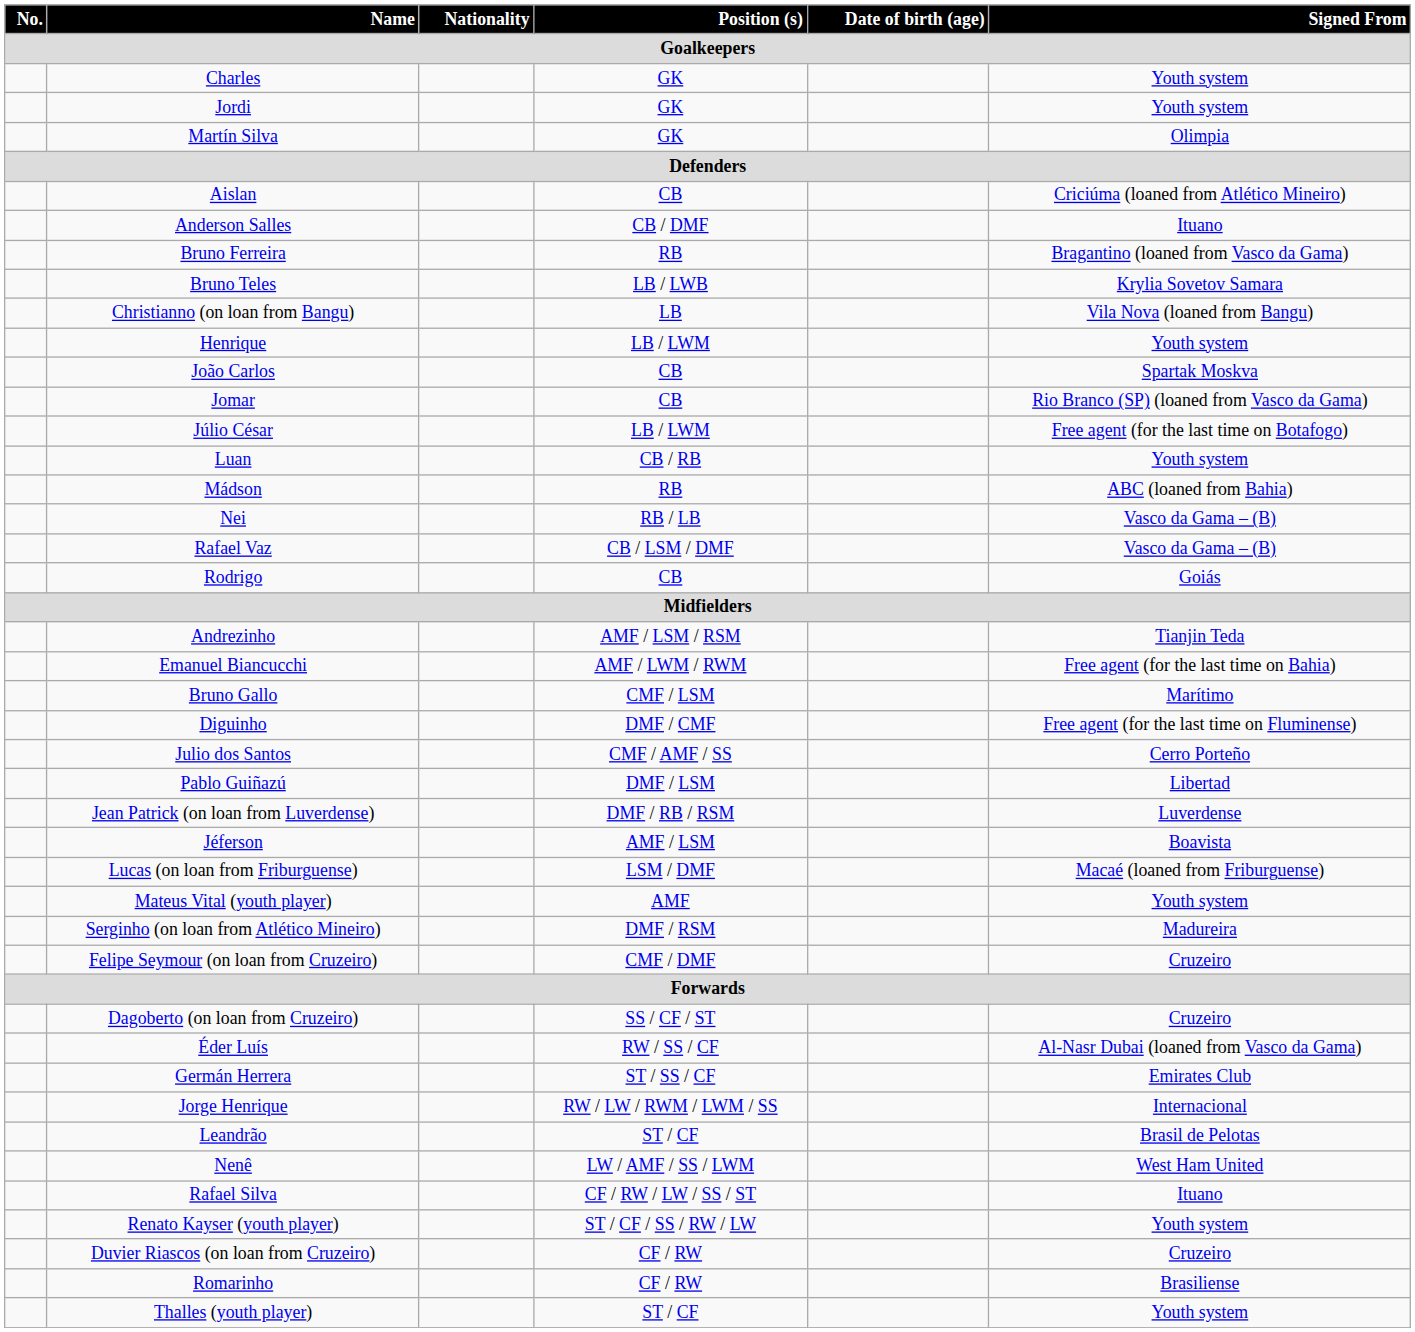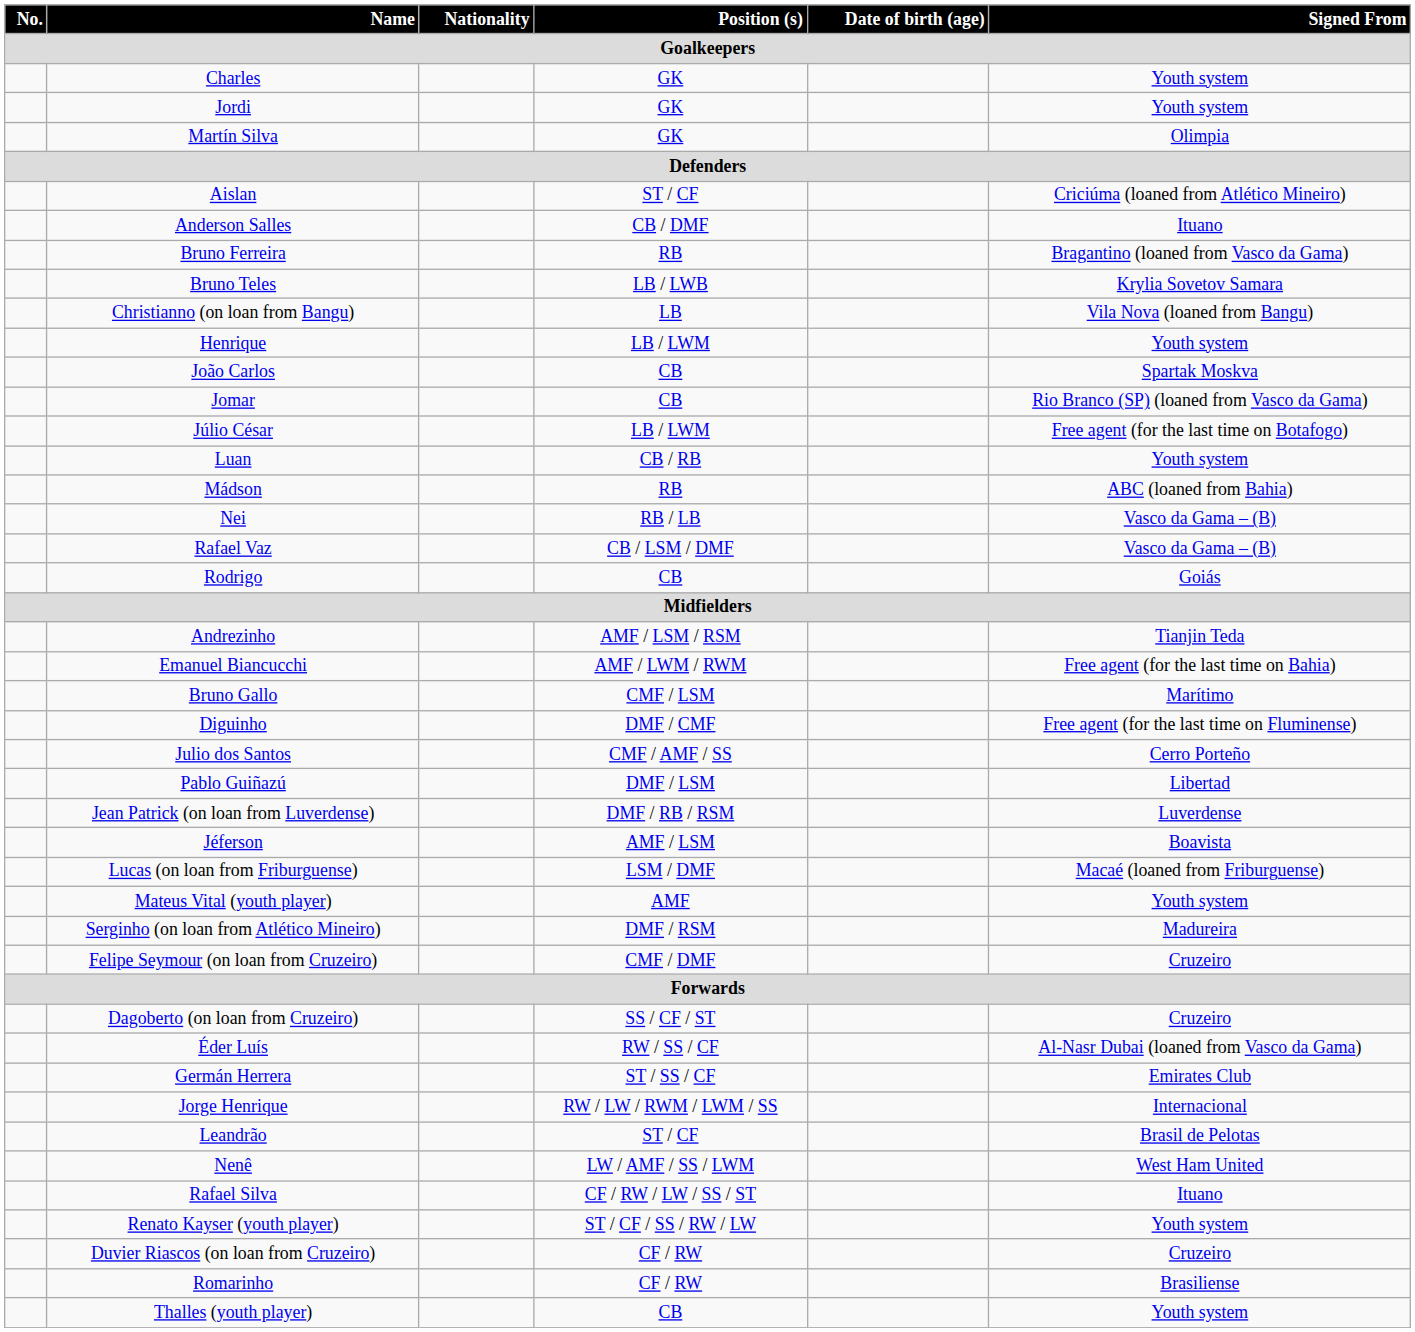(670, 195) CB -> (670, 195) ST / CF
(670, 1312) ST / CF -> (670, 1312) CB
